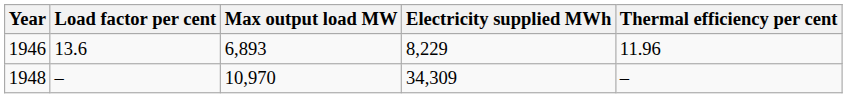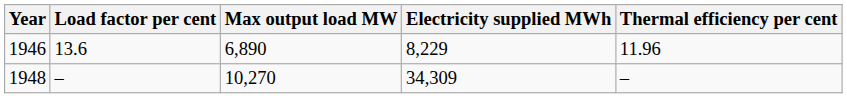(246, 48) 6,893 -> (246, 48) 6,890
(250, 78) 10,970 -> (250, 78) 10,270
